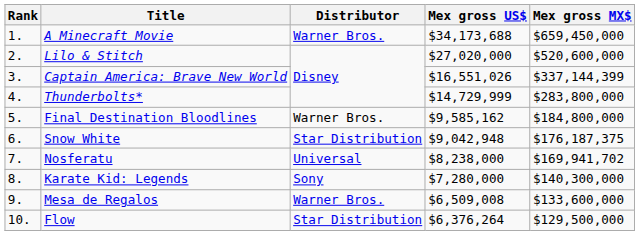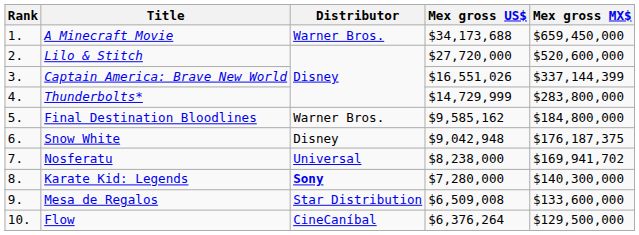(470, 56) $27,020,000 -> (470, 56) $27,720,000
(358, 138) Star Distribution -> (316, 138) Disney
(308, 179) normal -> (308, 179) bold
(339, 200) Warner Bros. -> (358, 200) Star Distribution
(358, 220) Star Distribution -> (335, 220) CineCaníbal
